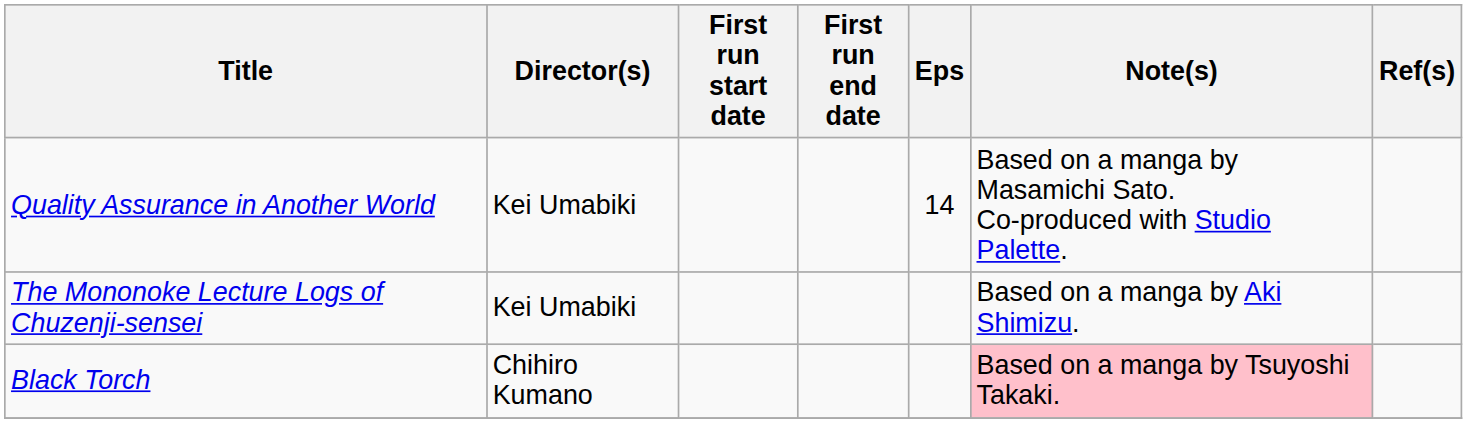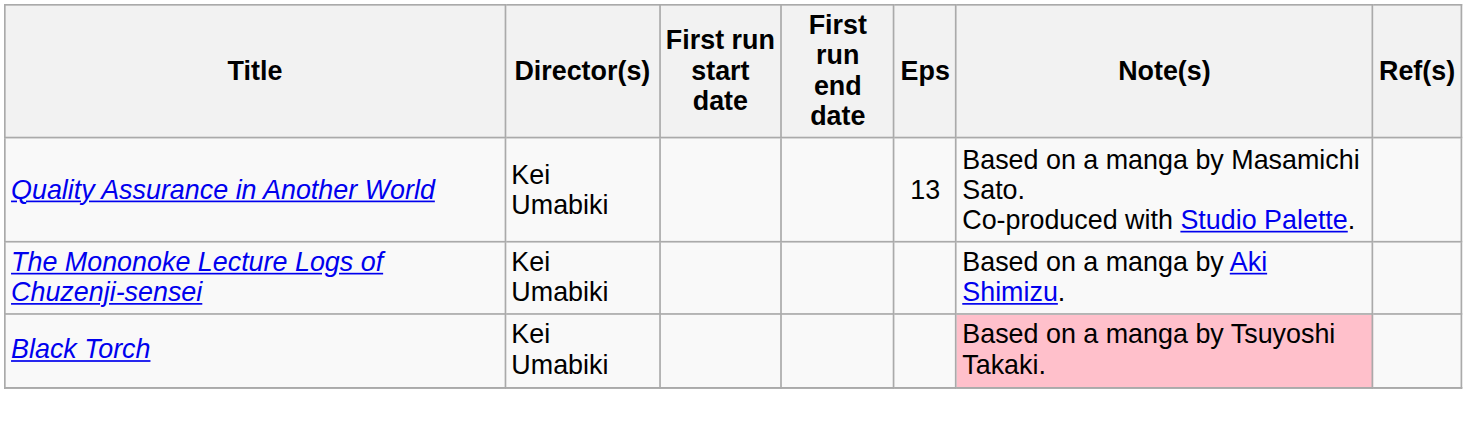(939, 204) 14 -> (925, 189) 13
(543, 380) Chihiro Kumano -> (560, 350) Kei Umabiki
